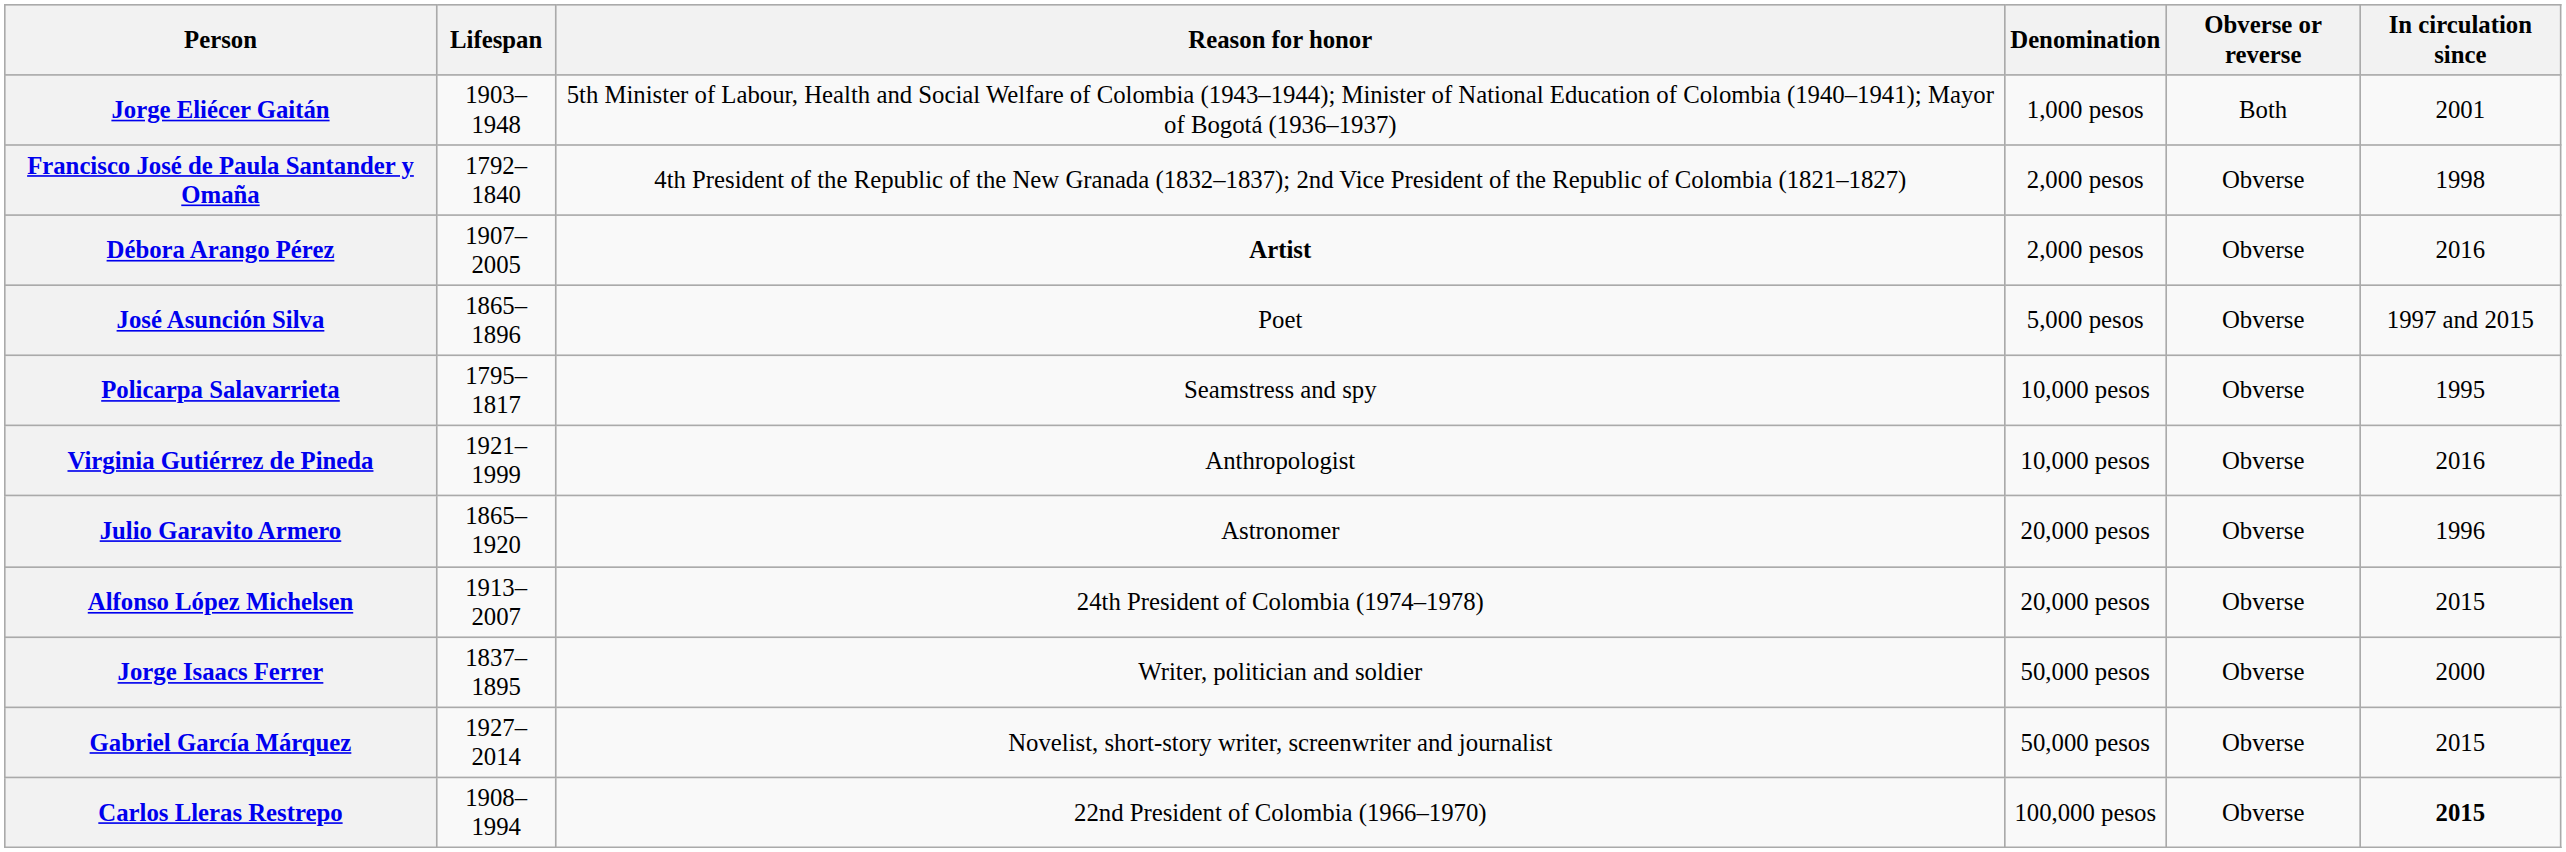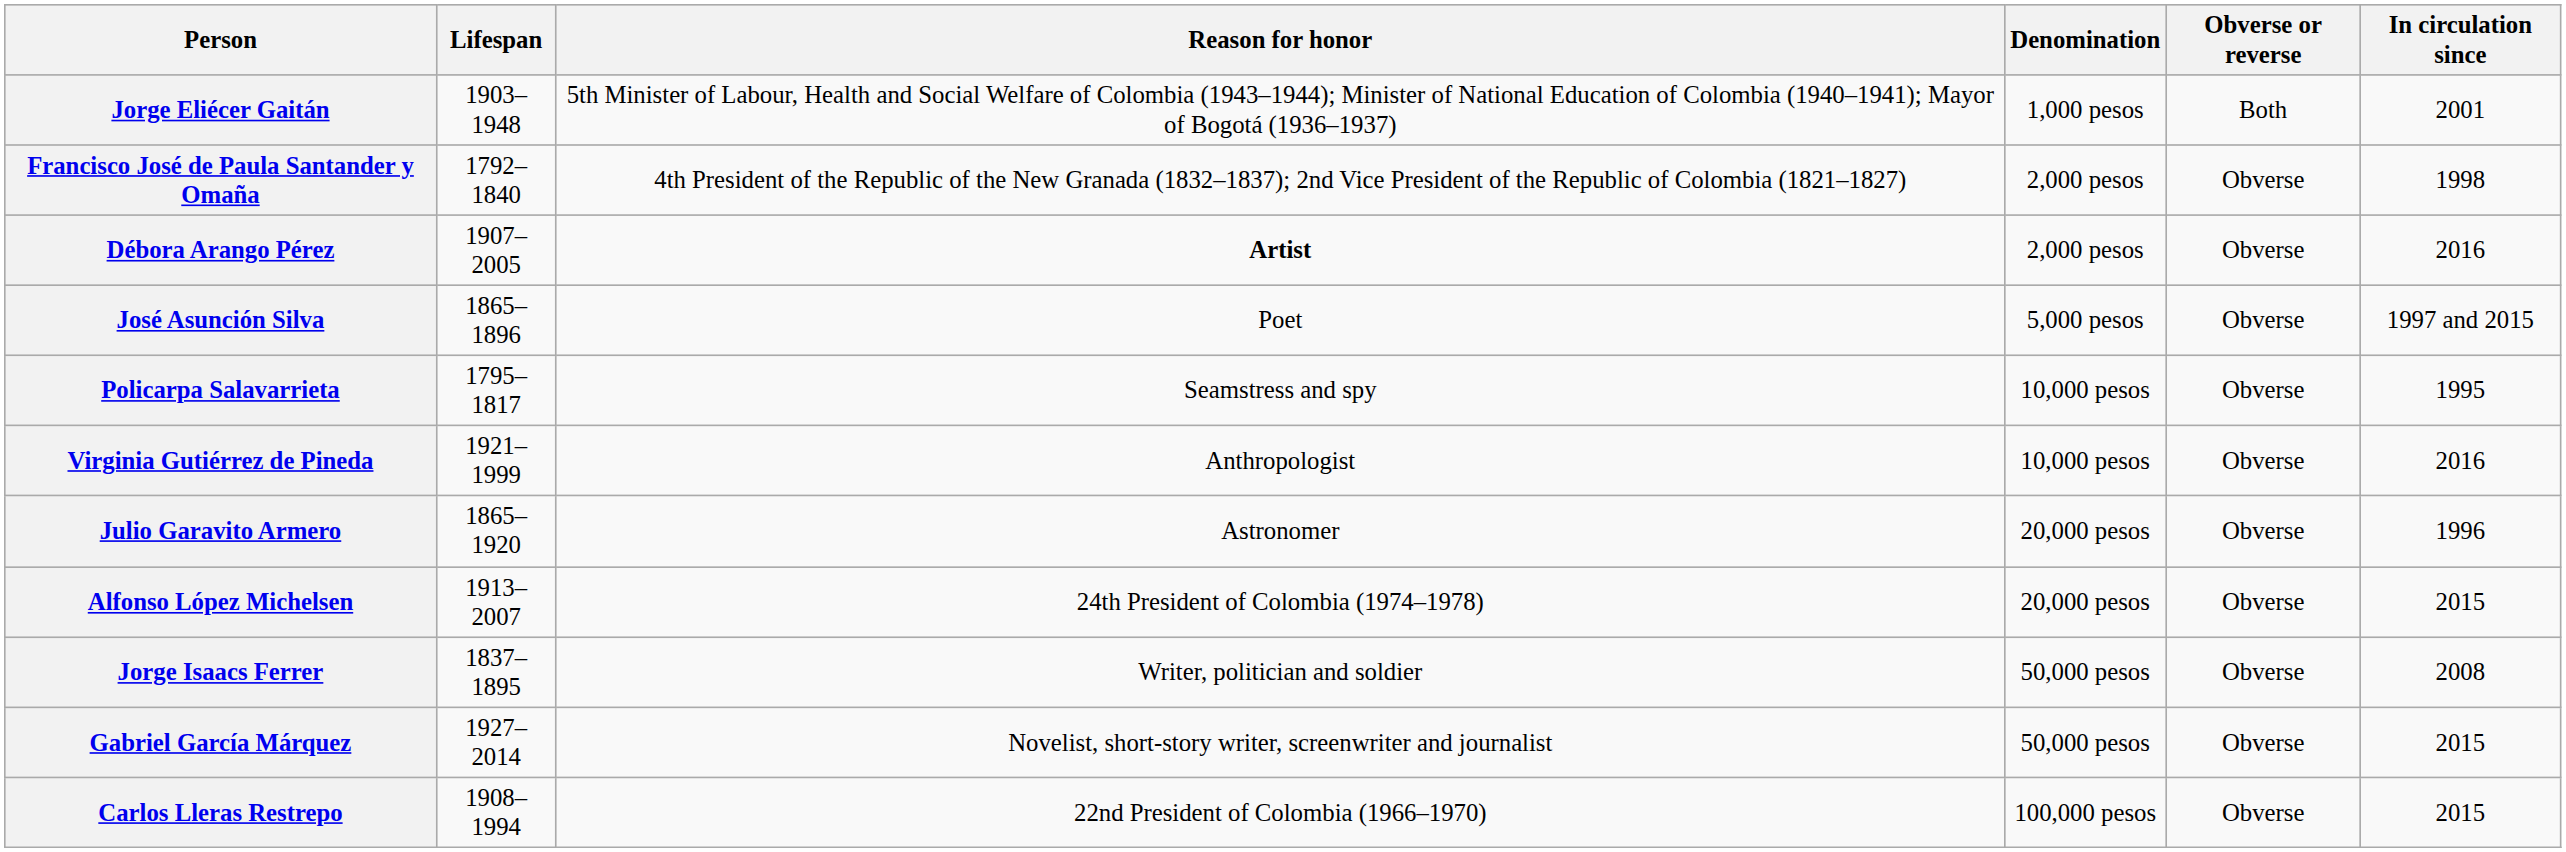(2460, 671) 2000 -> (2460, 671) 2008
(2460, 811) bold -> (2460, 811) normal
